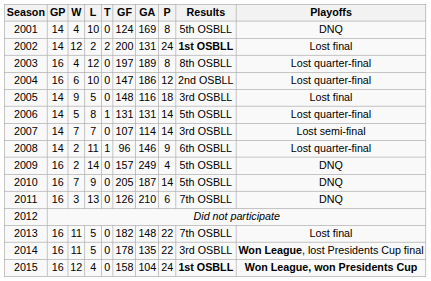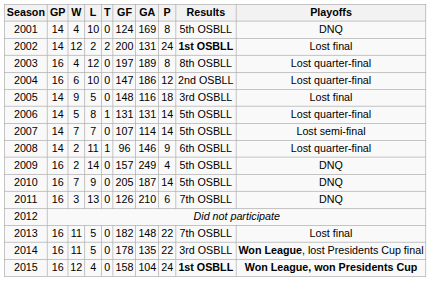(206, 132) 3rd OSBLL -> (206, 132) 5th OSBLL
